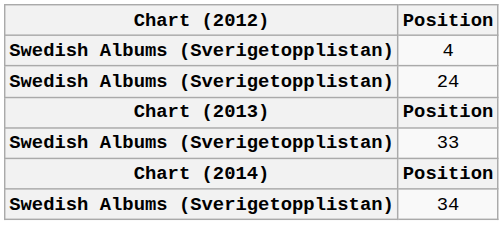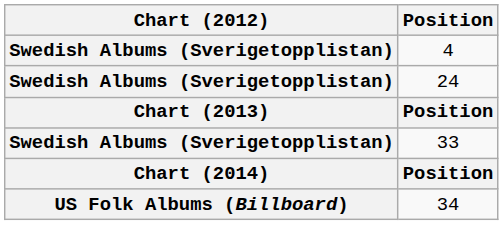(202, 204) Swedish Albums (Sverigetopplistan) -> (202, 204) US Folk Albums (Billboard)
